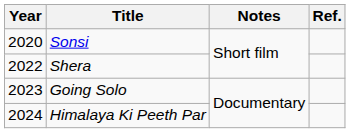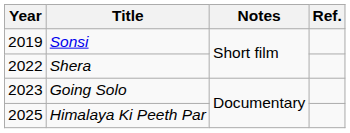(25, 41) 2020 -> (25, 41) 2019
(25, 115) 2024 -> (25, 115) 2025
